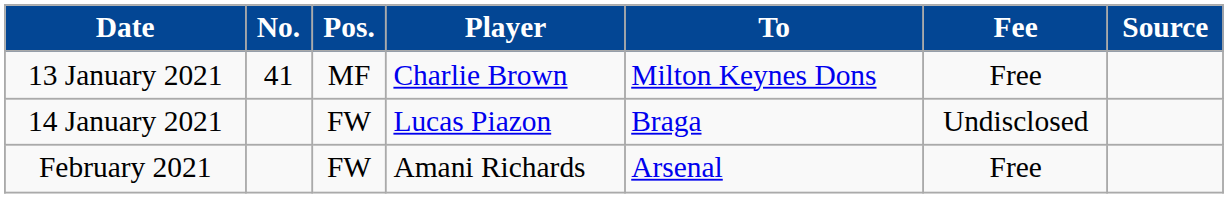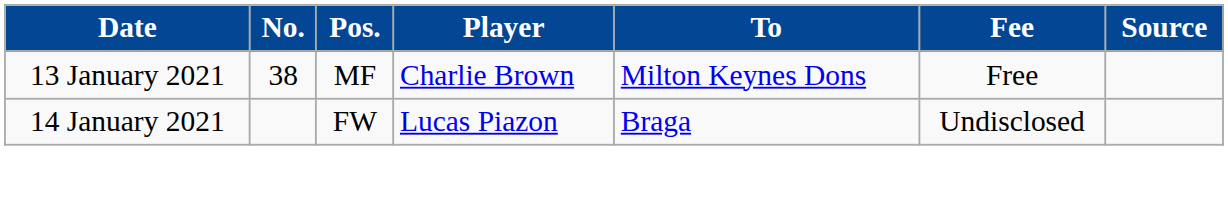(278, 74) 41 -> (283, 74) 38
- row: (125, 167)
